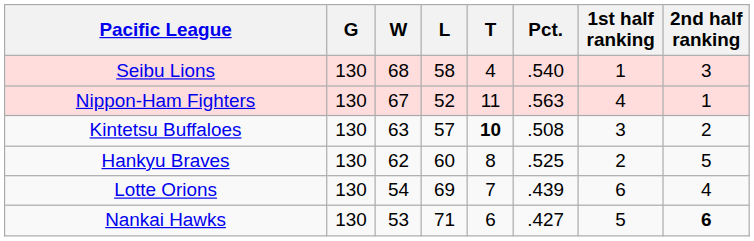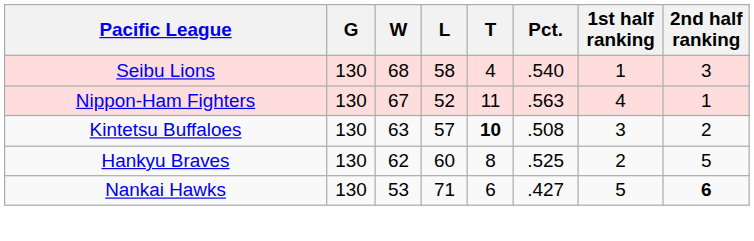- row: (166, 190)
